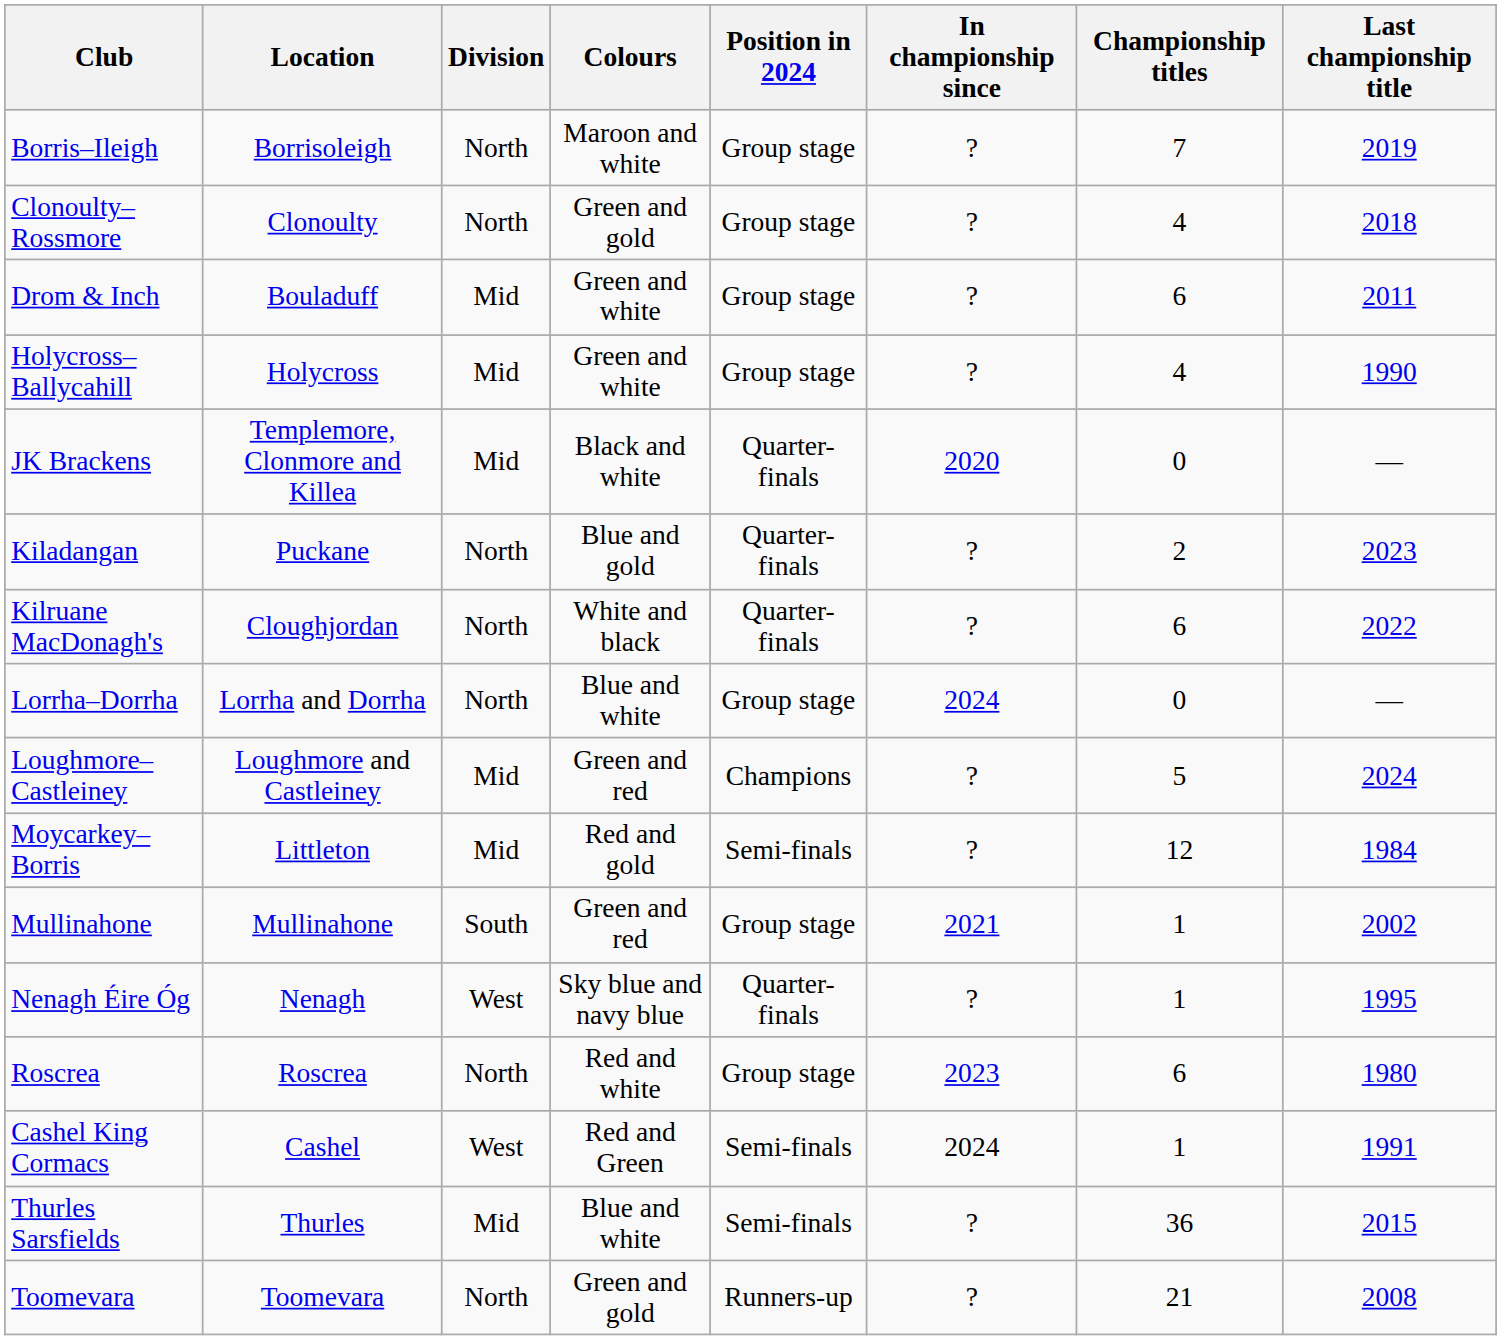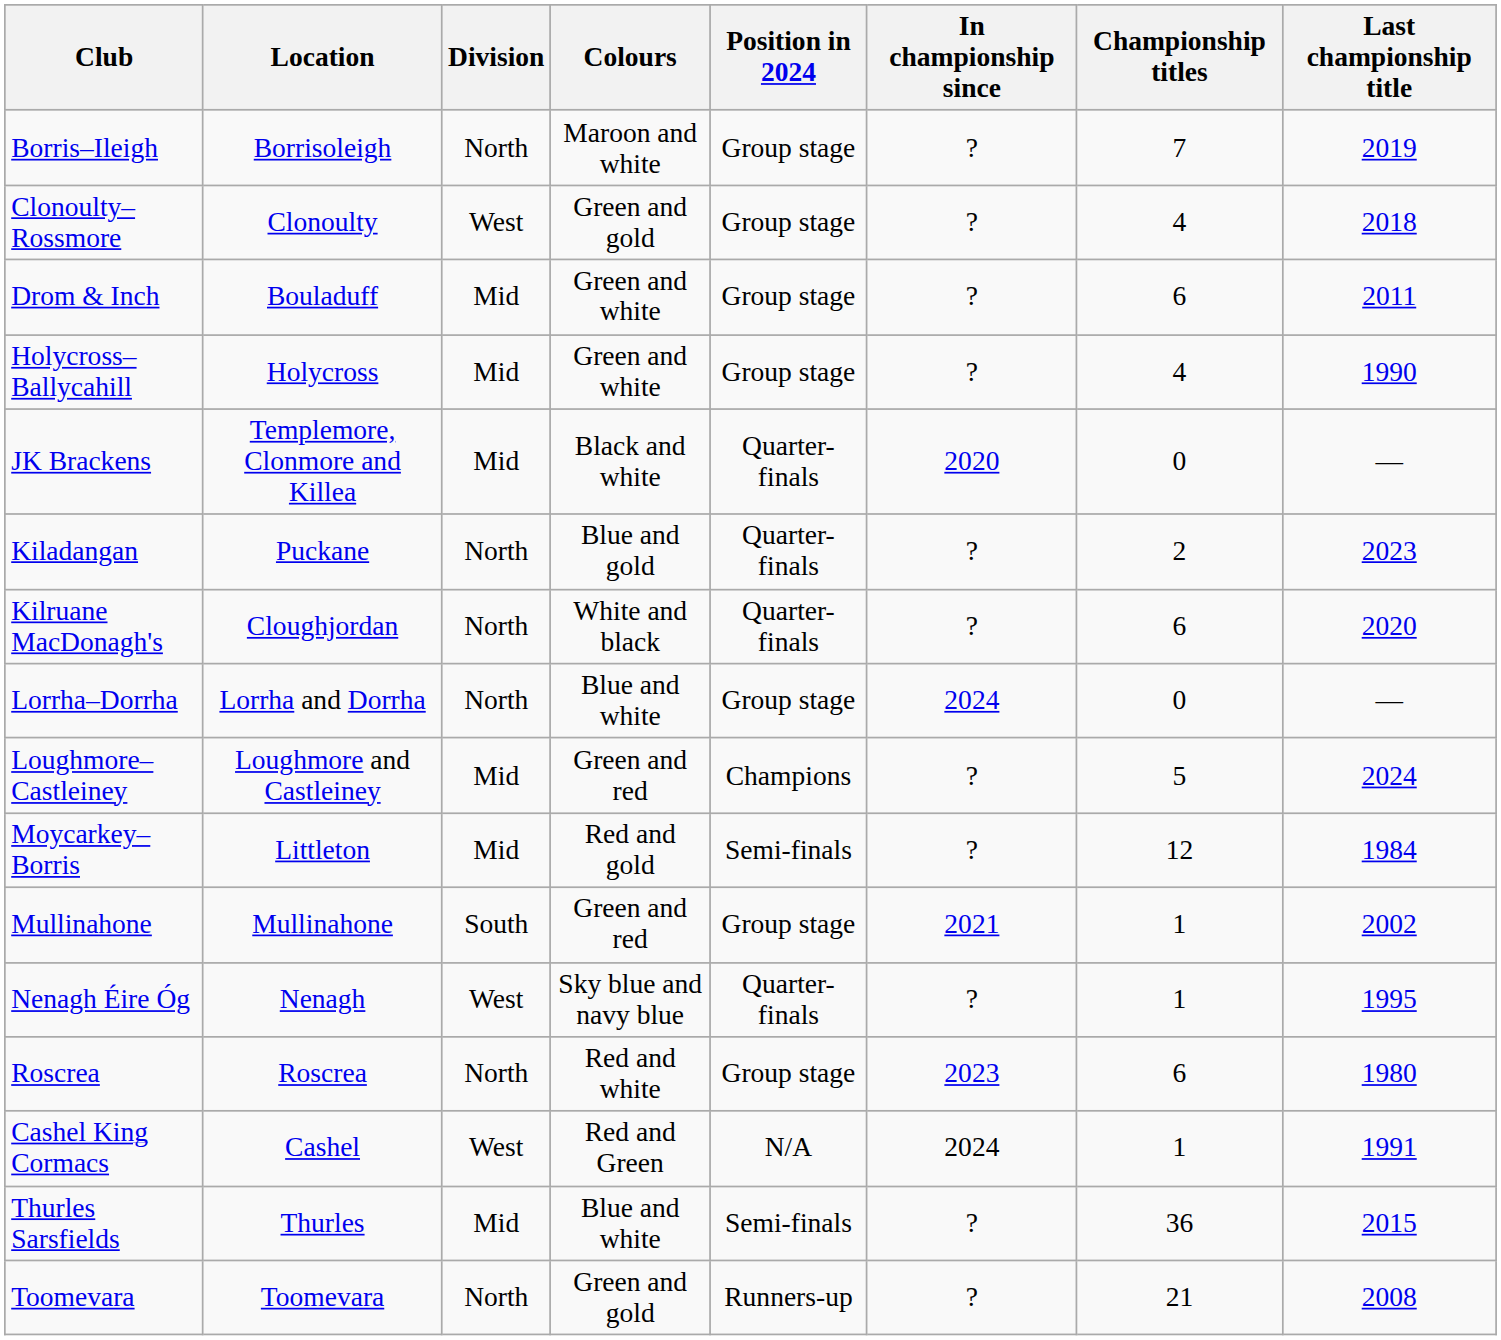(496, 221) North -> (496, 221) West
(1389, 625) 2022 -> (1389, 625) 2020
(788, 1148) Semi-finals -> (788, 1148) N/A
